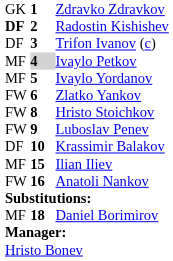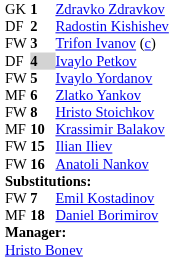(15, 26) bold -> (14, 26) normal
(14, 43) DF -> (16, 43) FW
(15, 61) MF -> (14, 61) DF
(15, 78) MF -> (16, 78) FW
(16, 95) FW -> (15, 95) MF
- row: (102, 129)
(14, 146) DF -> (15, 129) MF
(15, 164) MF -> (16, 146) FW
+ row: (105, 198)
